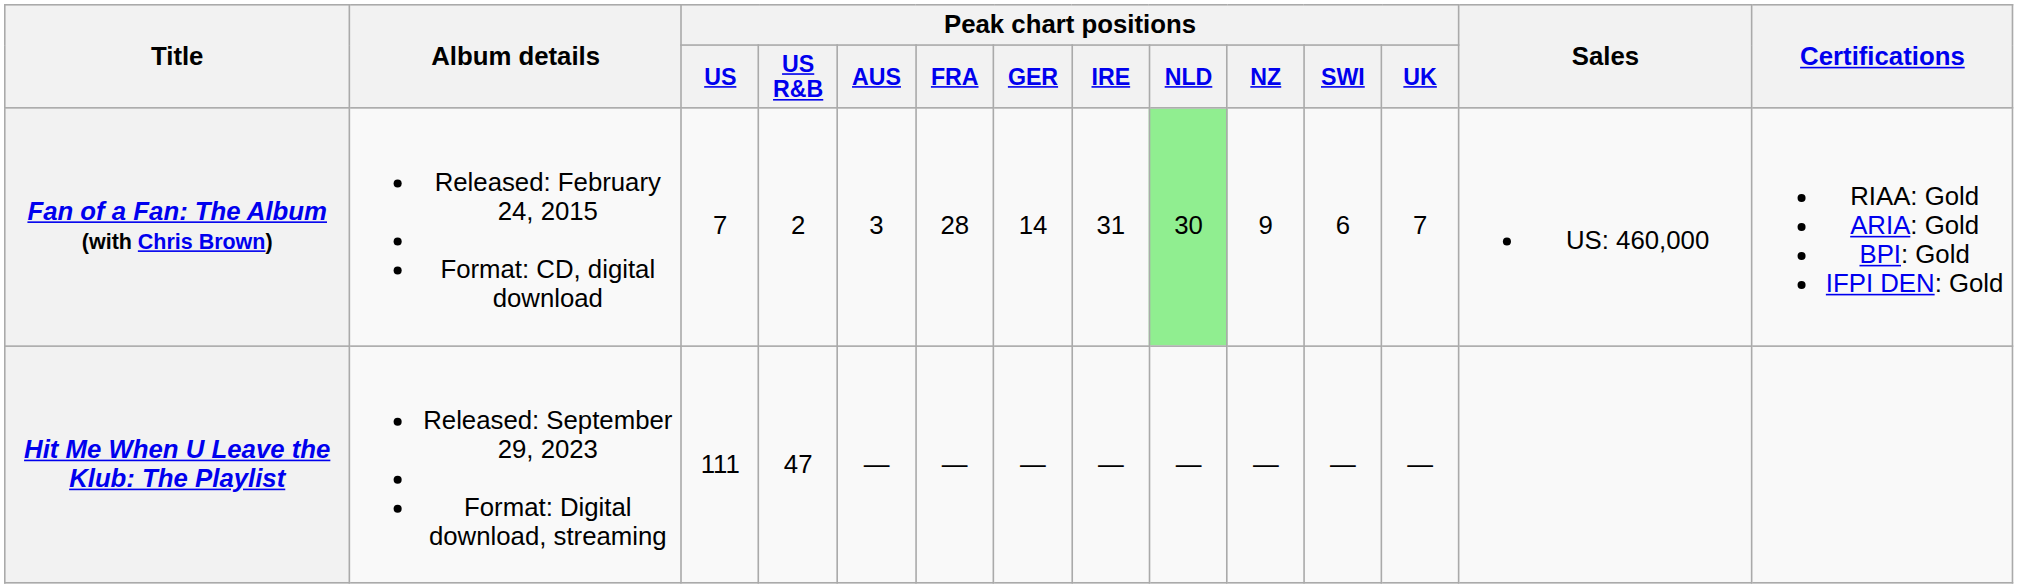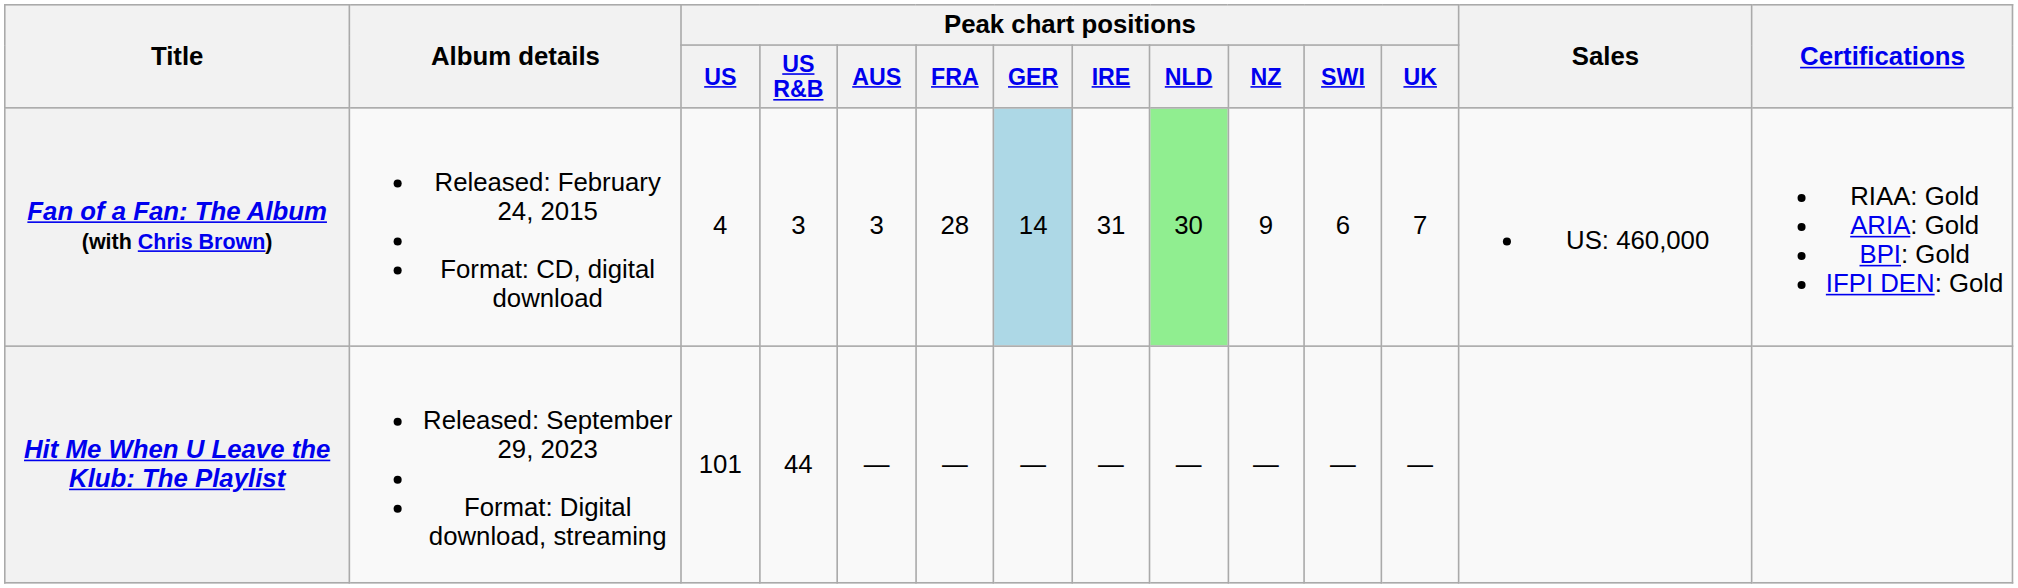(720, 226) 7 -> (720, 226) 4
(798, 226) 2 -> (798, 226) 3
(1033, 226) no background -> (1033, 226) lightblue background
(720, 463) 111 -> (720, 463) 101
(798, 463) 47 -> (798, 463) 44
